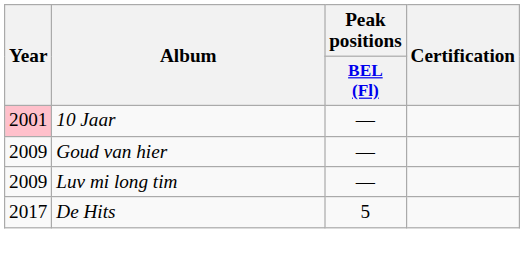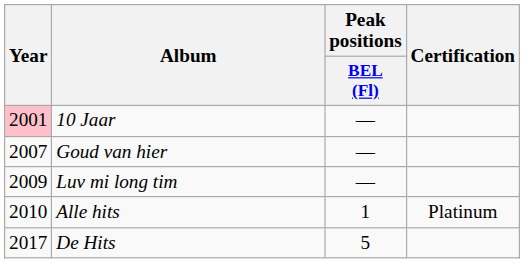(28, 151) 2009 -> (28, 151) 2007
+ row: (88, 212)
